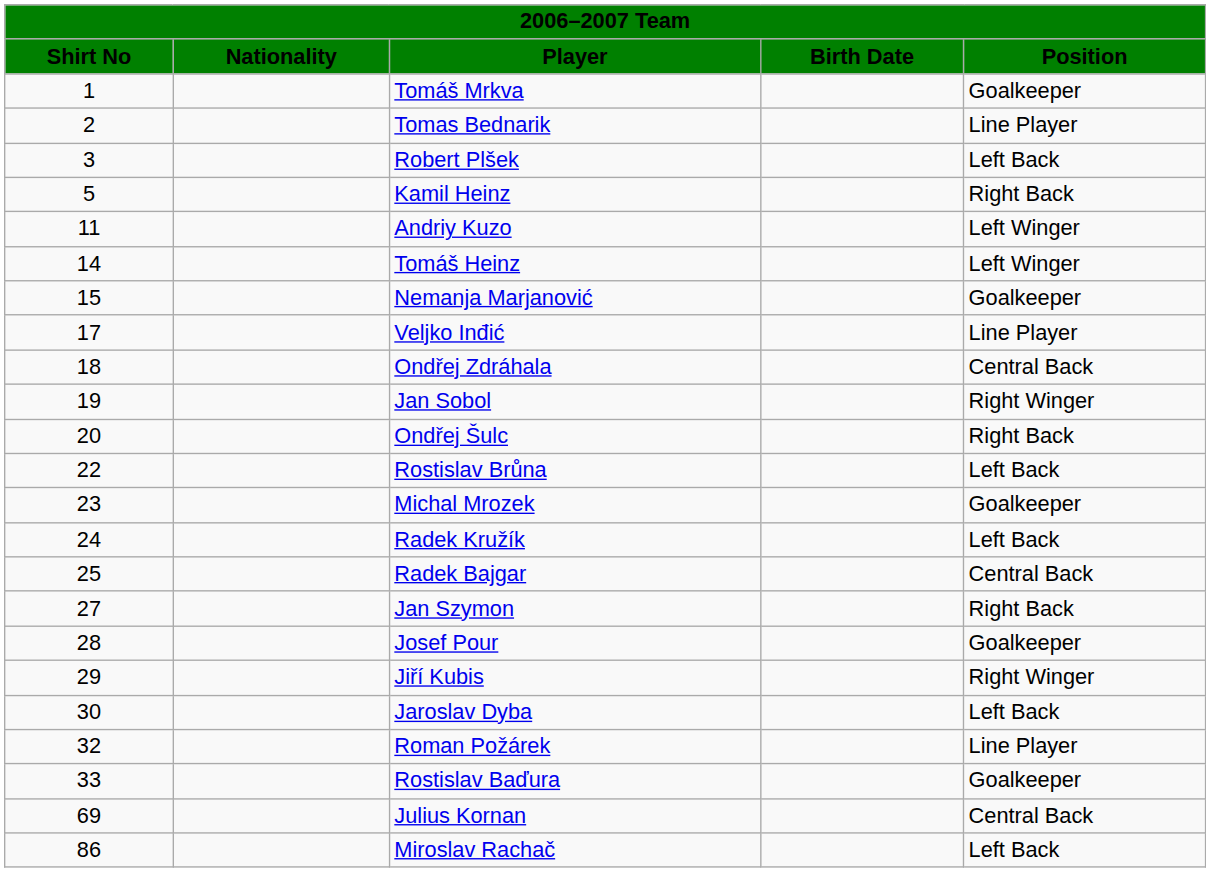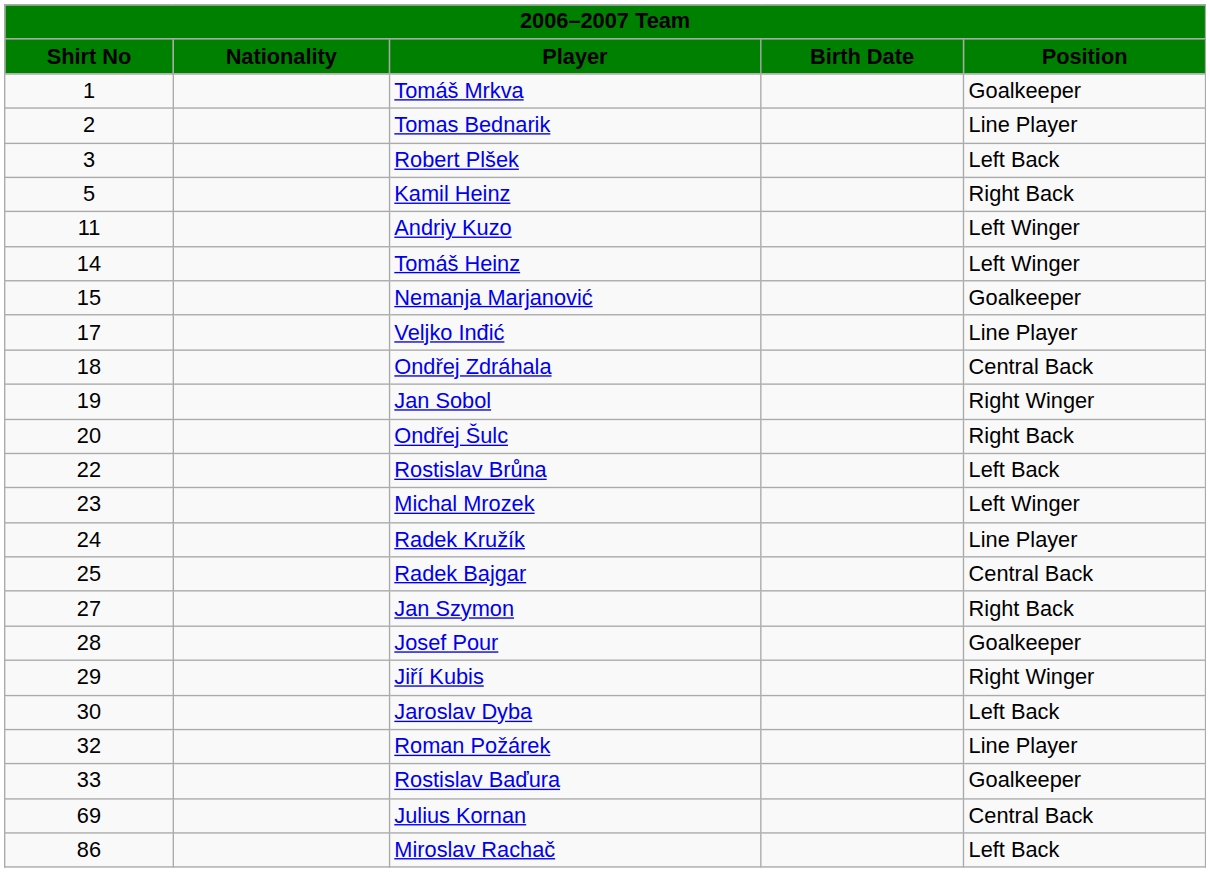(1025, 504) Goalkeeper -> (1024, 504) Left Winger
(1014, 539) Left Back -> (1023, 539) Line Player
